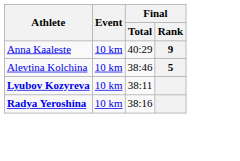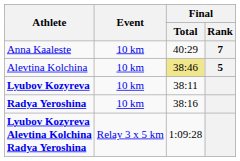(170, 50) 9 -> (220, 50) 7
(140, 68) no background -> (186, 68) khaki background
+ row: (49, 135)
